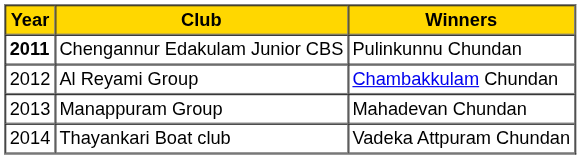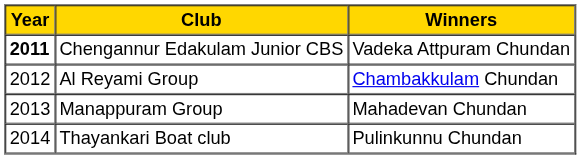(437, 49) Pulinkunnu Chundan -> (461, 49) Vadeka Attpuram Chundan
(461, 138) Vadeka Attpuram Chundan -> (437, 138) Pulinkunnu Chundan
